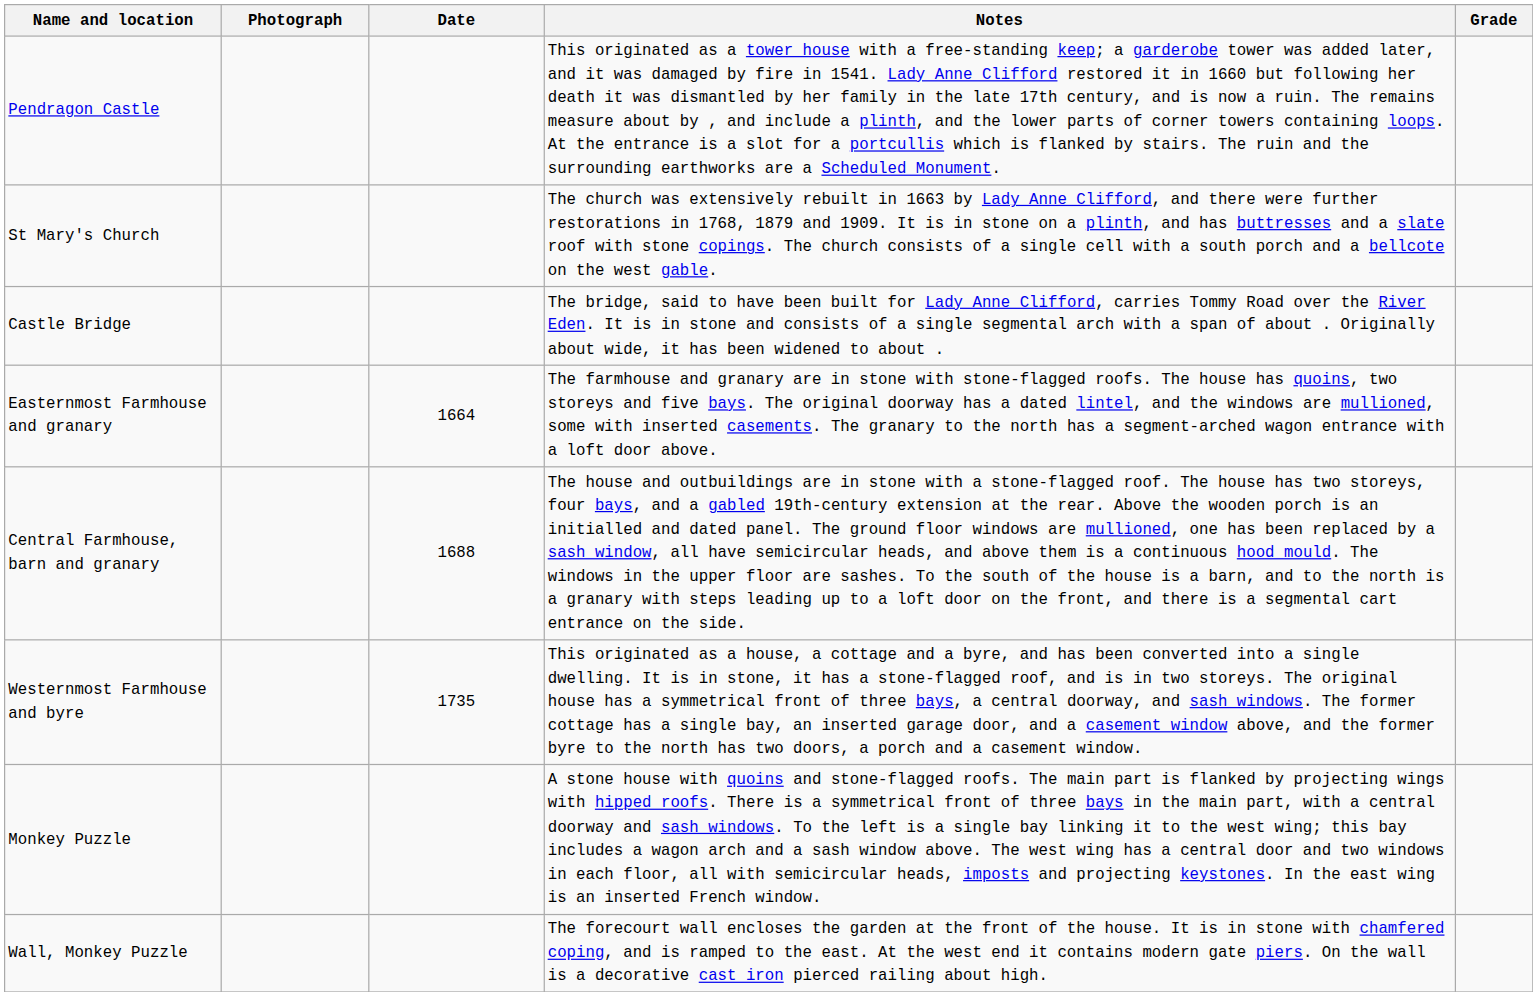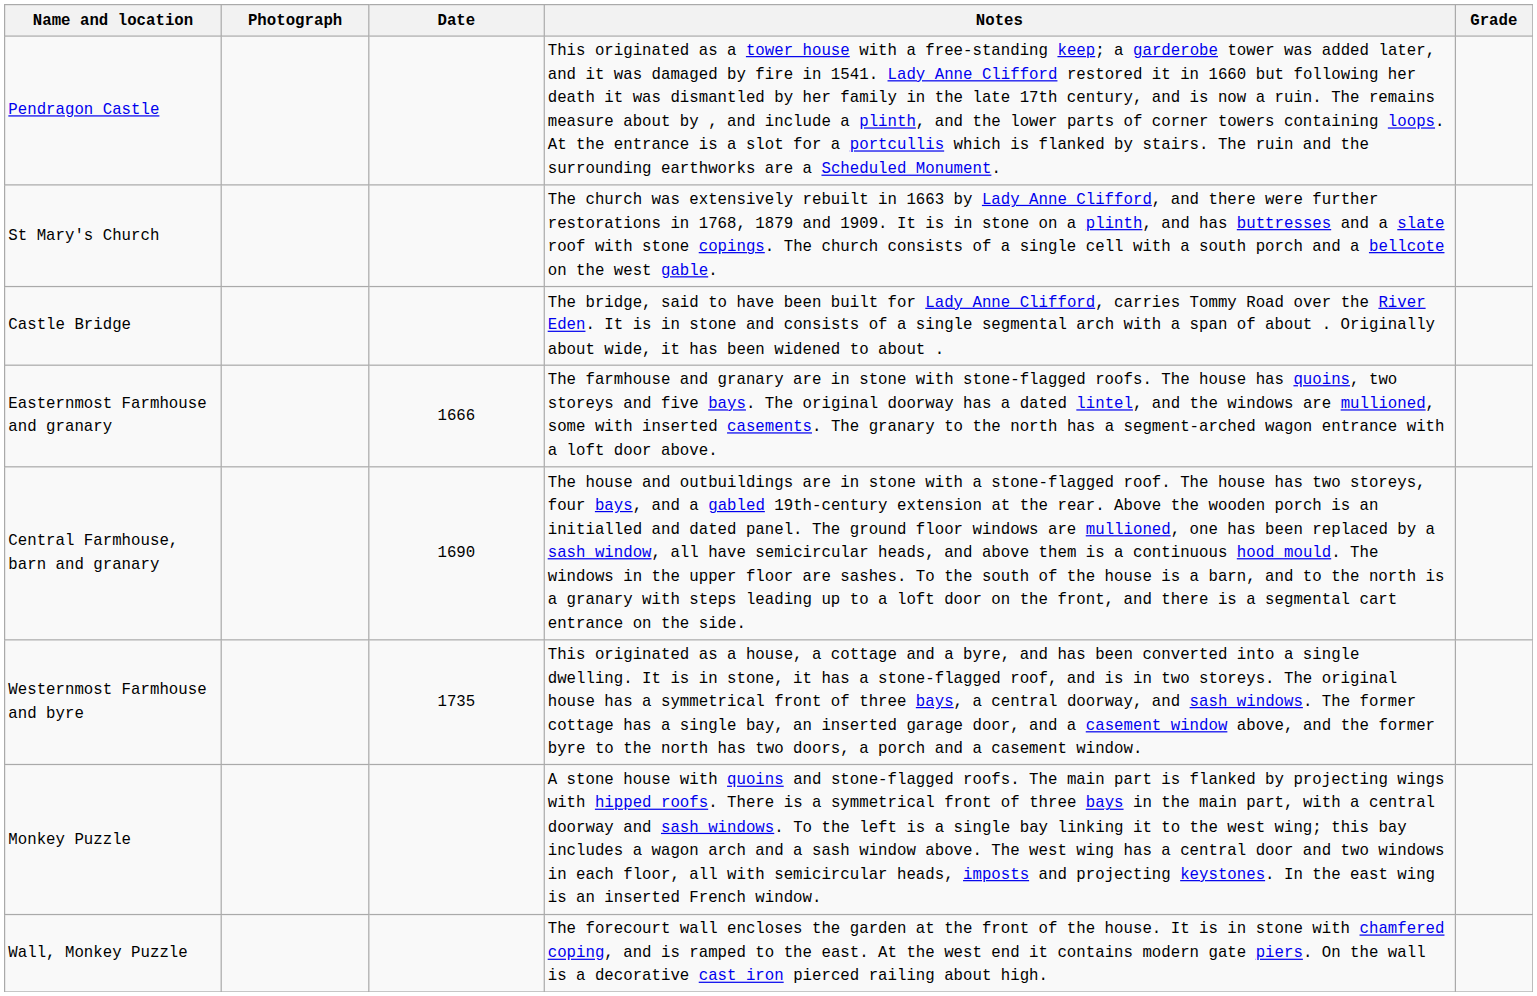(456, 416) 1664 -> (456, 416) 1666
(456, 553) 1688 -> (456, 553) 1690
